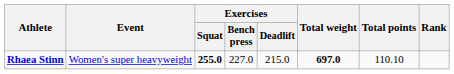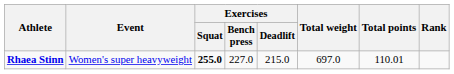(328, 60) bold -> (328, 60) normal
(389, 60) 110.10 -> (389, 60) 110.01
